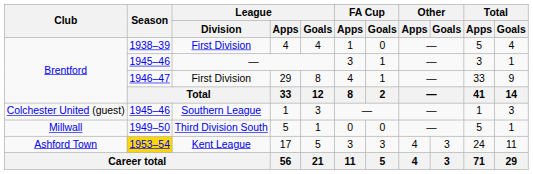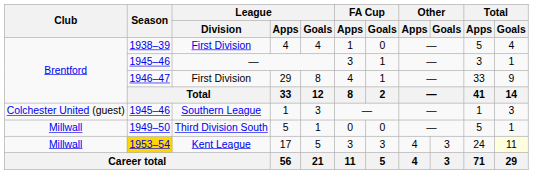(66, 144) Ashford Town -> (66, 144) Millwall
(511, 144) no background -> (511, 144) lightyellow background
